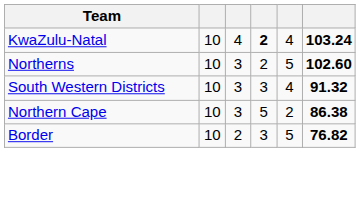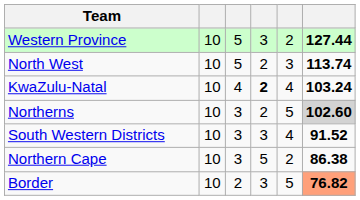+ row: (67, 40)
+ row: (45, 64)
(329, 64) no background -> (329, 111) lightgrey background
(329, 87) 91.32 -> (329, 135) 91.52
(329, 135) no background -> (329, 183) lightsalmon background
